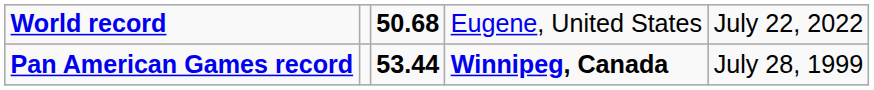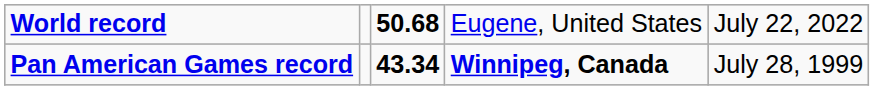(408, 64) 53.44 -> (408, 64) 43.34
